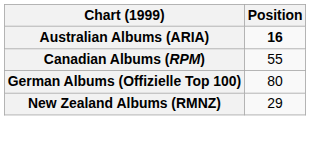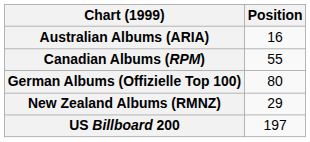(275, 37) bold -> (275, 37) normal
+ row: (124, 125)
